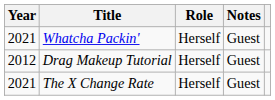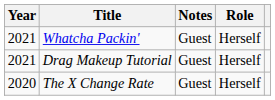columns swapped: (199, 15) <-> (244, 15)
(22, 60) 2012 -> (22, 60) 2021
(22, 83) 2021 -> (22, 83) 2020
